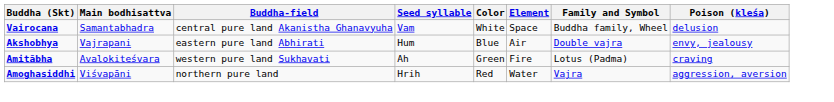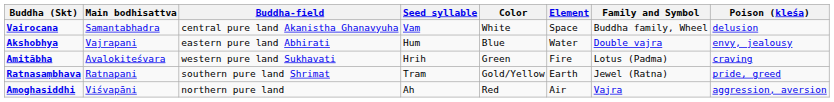(518, 43) Air -> (563, 43) Water
(403, 58) Ah -> (414, 58) Hrih
+ row: (44, 74)
(409, 74) Hrih -> (409, 89) Ah
(523, 74) Water -> (558, 89) Air
